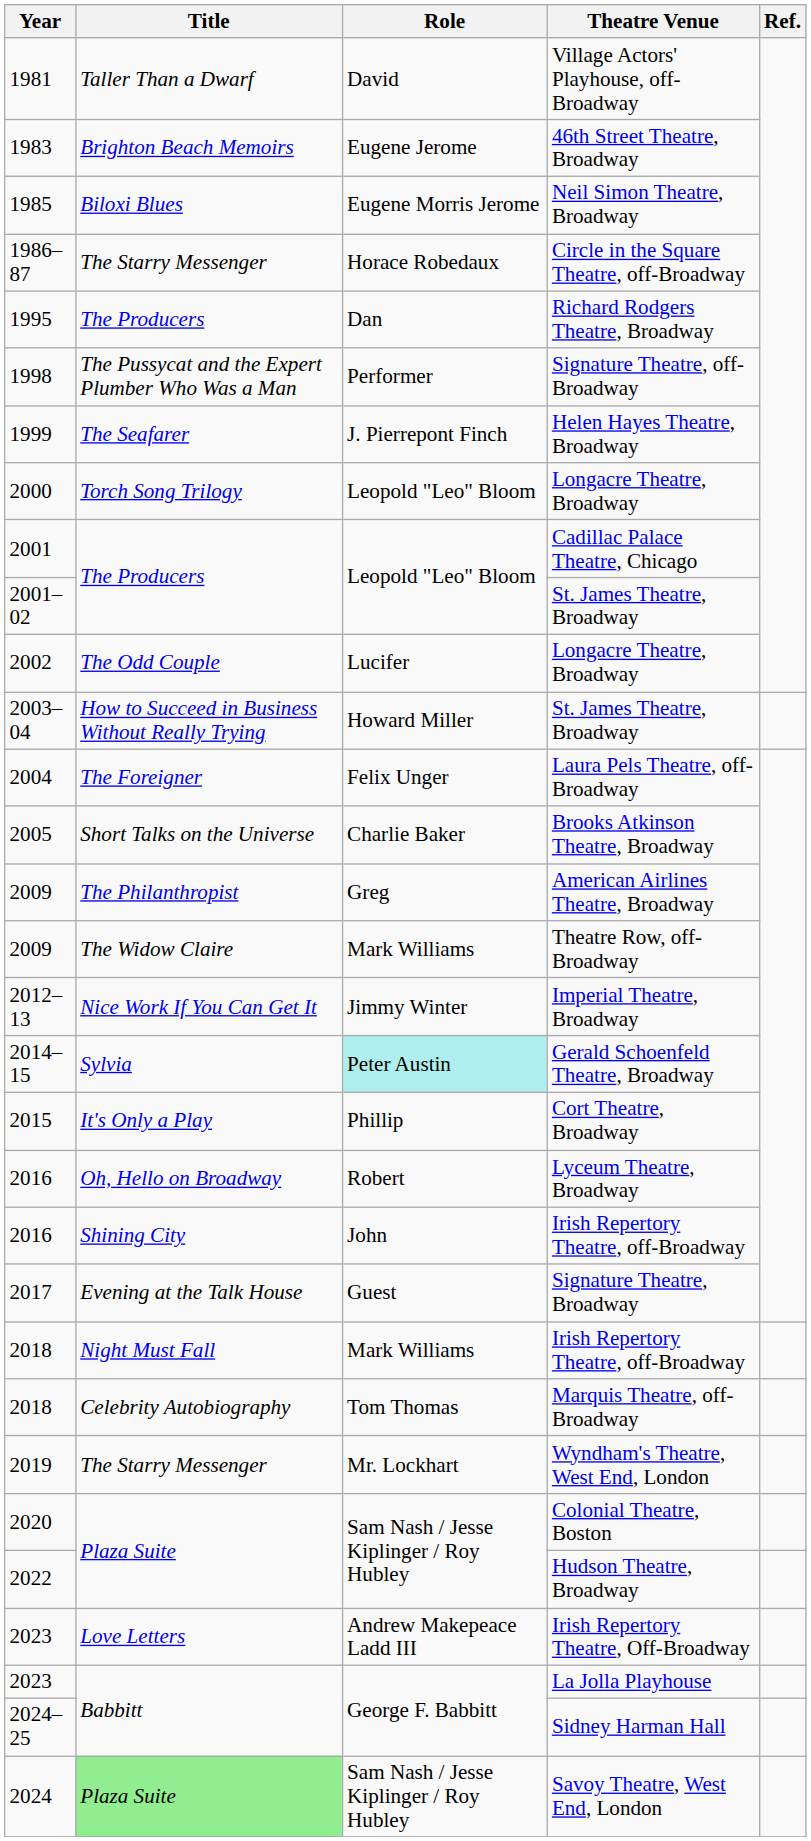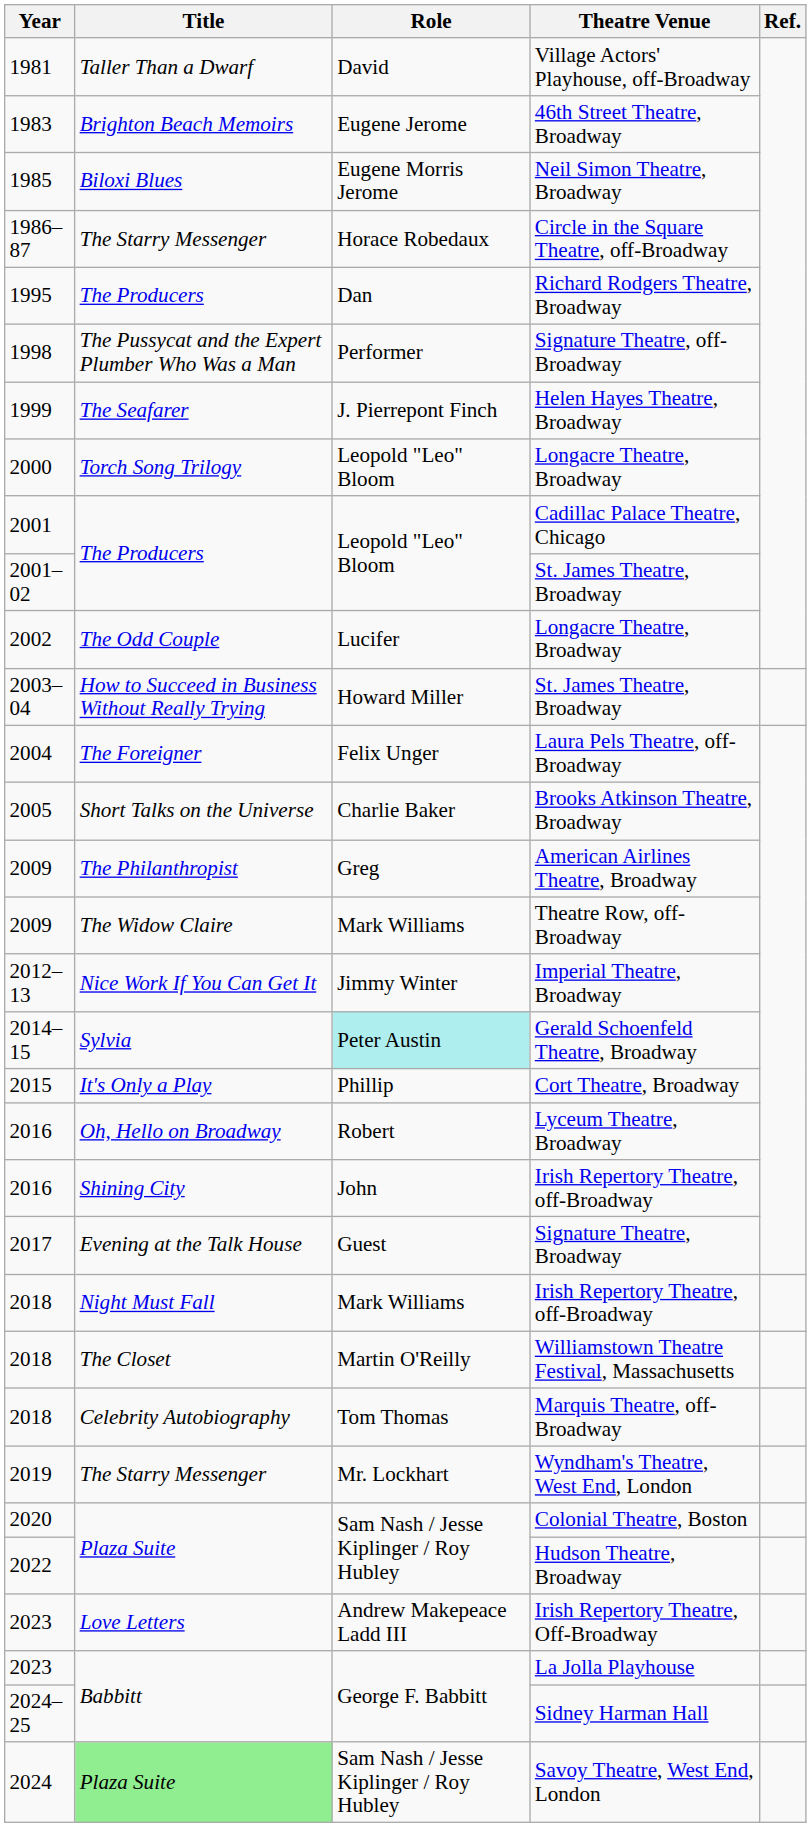+ row: (31, 1359)
